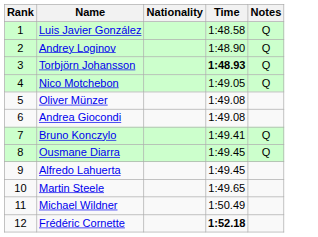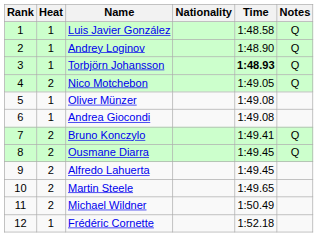+ column: (51, 13)
(227, 223) bold -> (256, 223) normal
